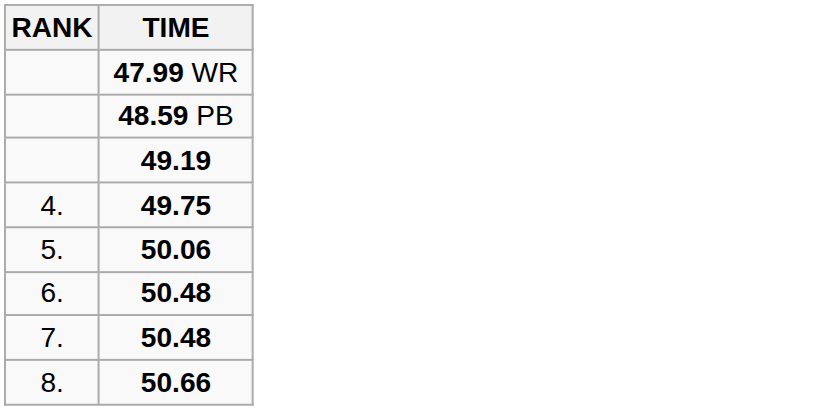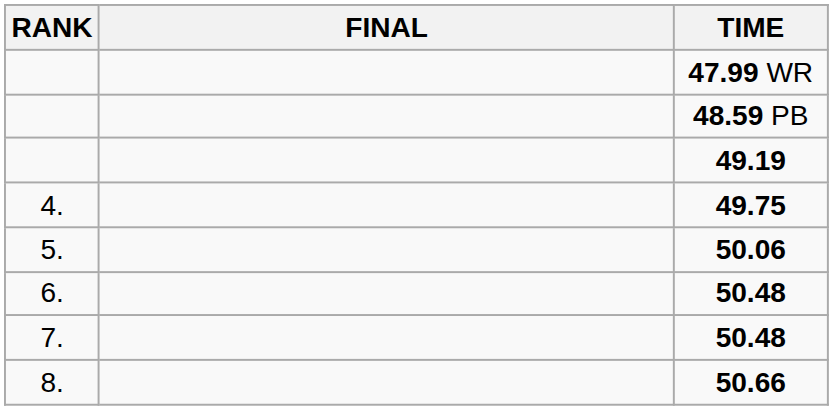+ column: (387, 28)
